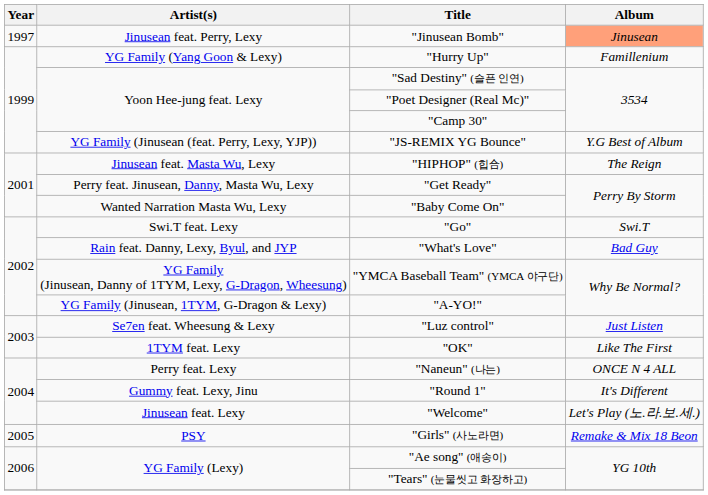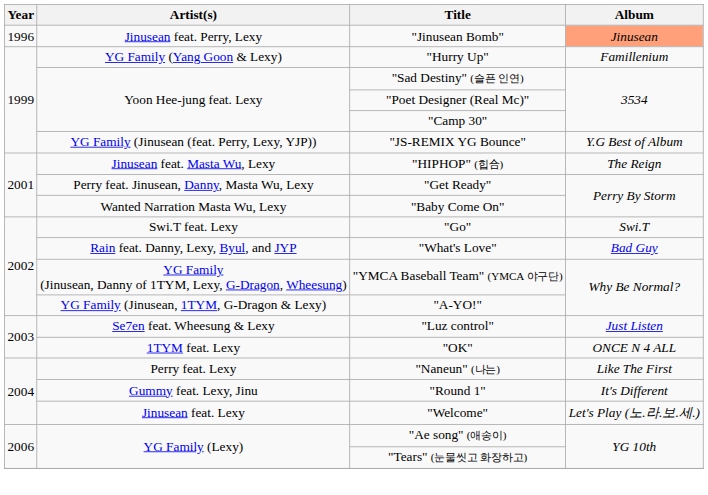(21, 36) 1997 -> (21, 36) 1996
(634, 347) Like The First -> (634, 347) ONCE N 4 ALL
(634, 369) ONCE N 4 ALL -> (634, 369) Like The First
- row: (458, 435)
